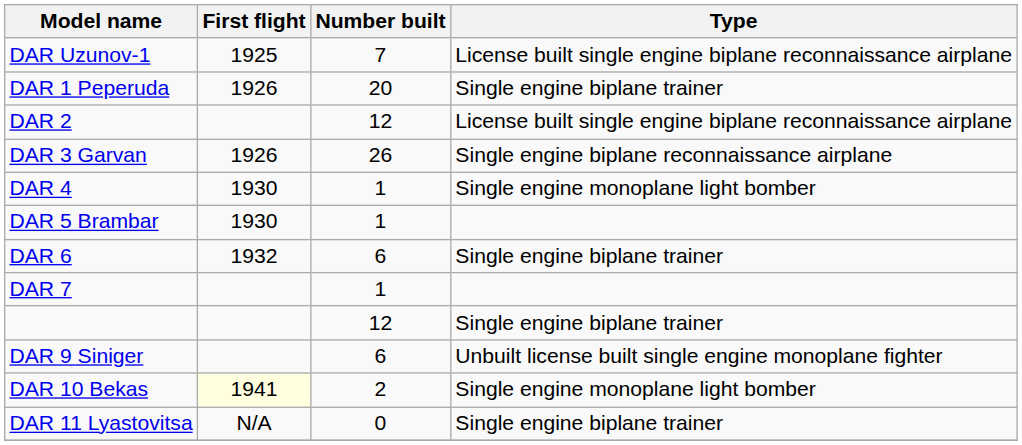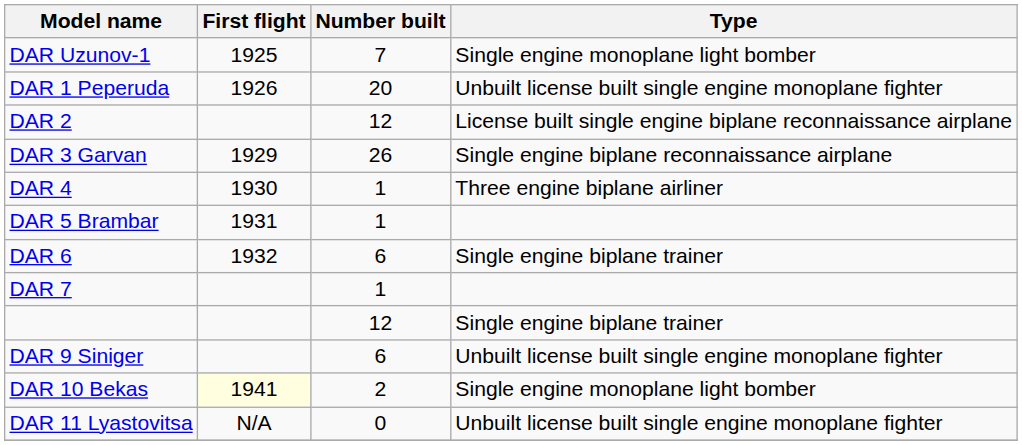(734, 54) License built single engine biplane reconnaissance airplane -> (636, 54) Single engine monoplane light bomber
(589, 88) Single engine biplane trainer -> (699, 88) Unbuilt license built single engine monoplane fighter
(254, 155) 1926 -> (254, 155) 1929
(636, 188) Single engine monoplane light bomber -> (589, 188) Three engine biplane airliner
(254, 222) 1930 -> (254, 222) 1931
(589, 423) Single engine biplane trainer -> (699, 423) Unbuilt license built single engine monoplane fighter
